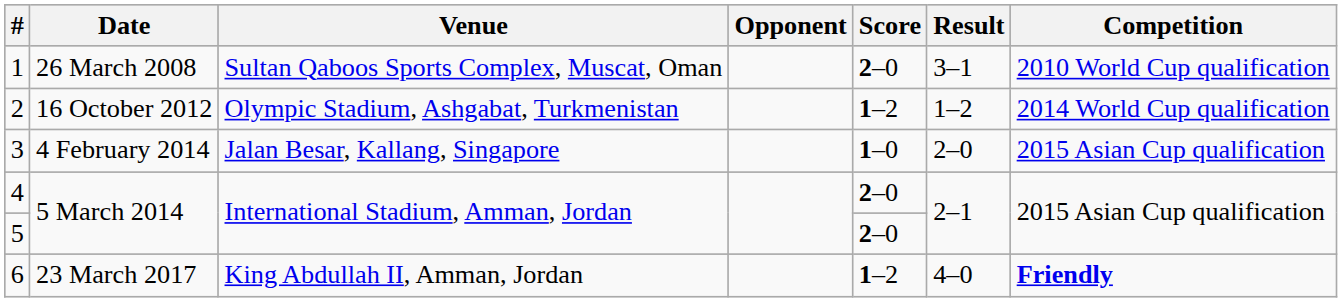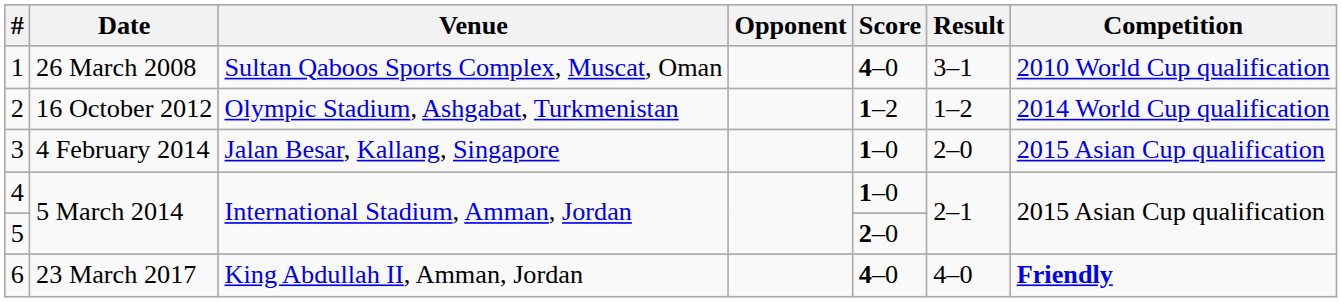(879, 66) 2–0 -> (879, 66) 4–0
(879, 191) 2–0 -> (879, 191) 1–0
(879, 274) 1–2 -> (879, 274) 4–0
